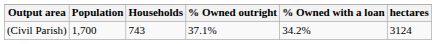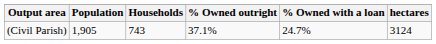(84, 30) 1,700 -> (84, 30) 1,905
(296, 30) 34.2% -> (296, 30) 24.7%
